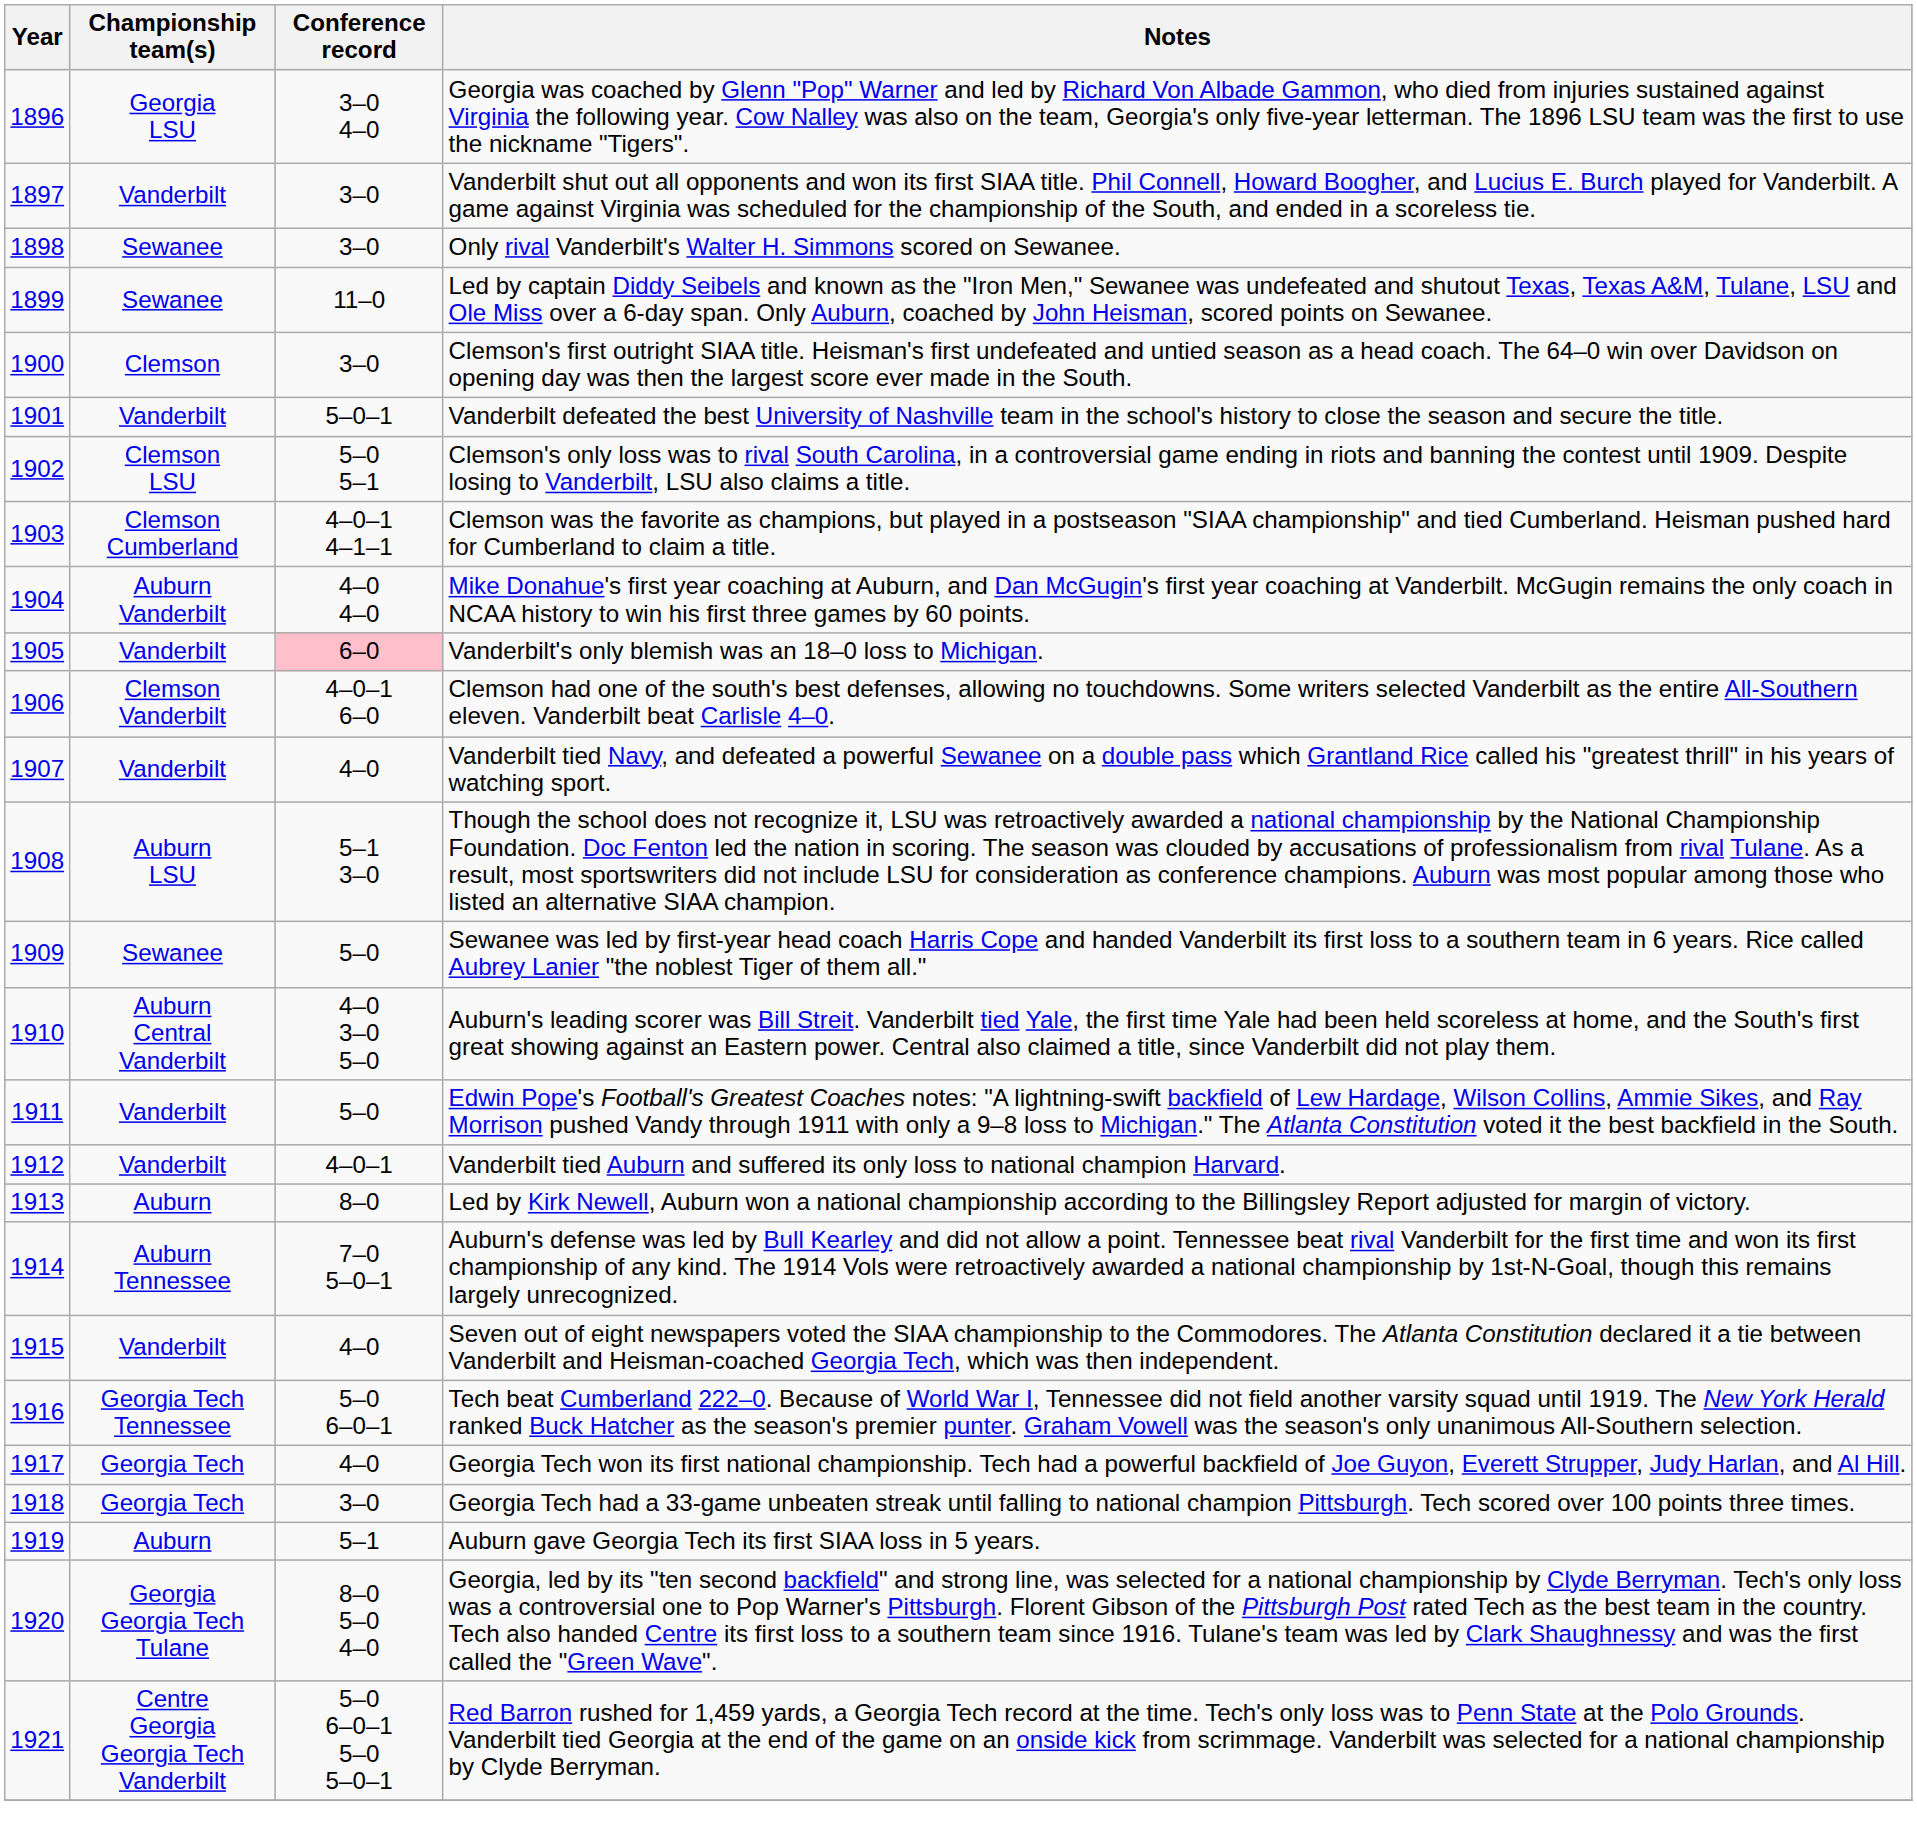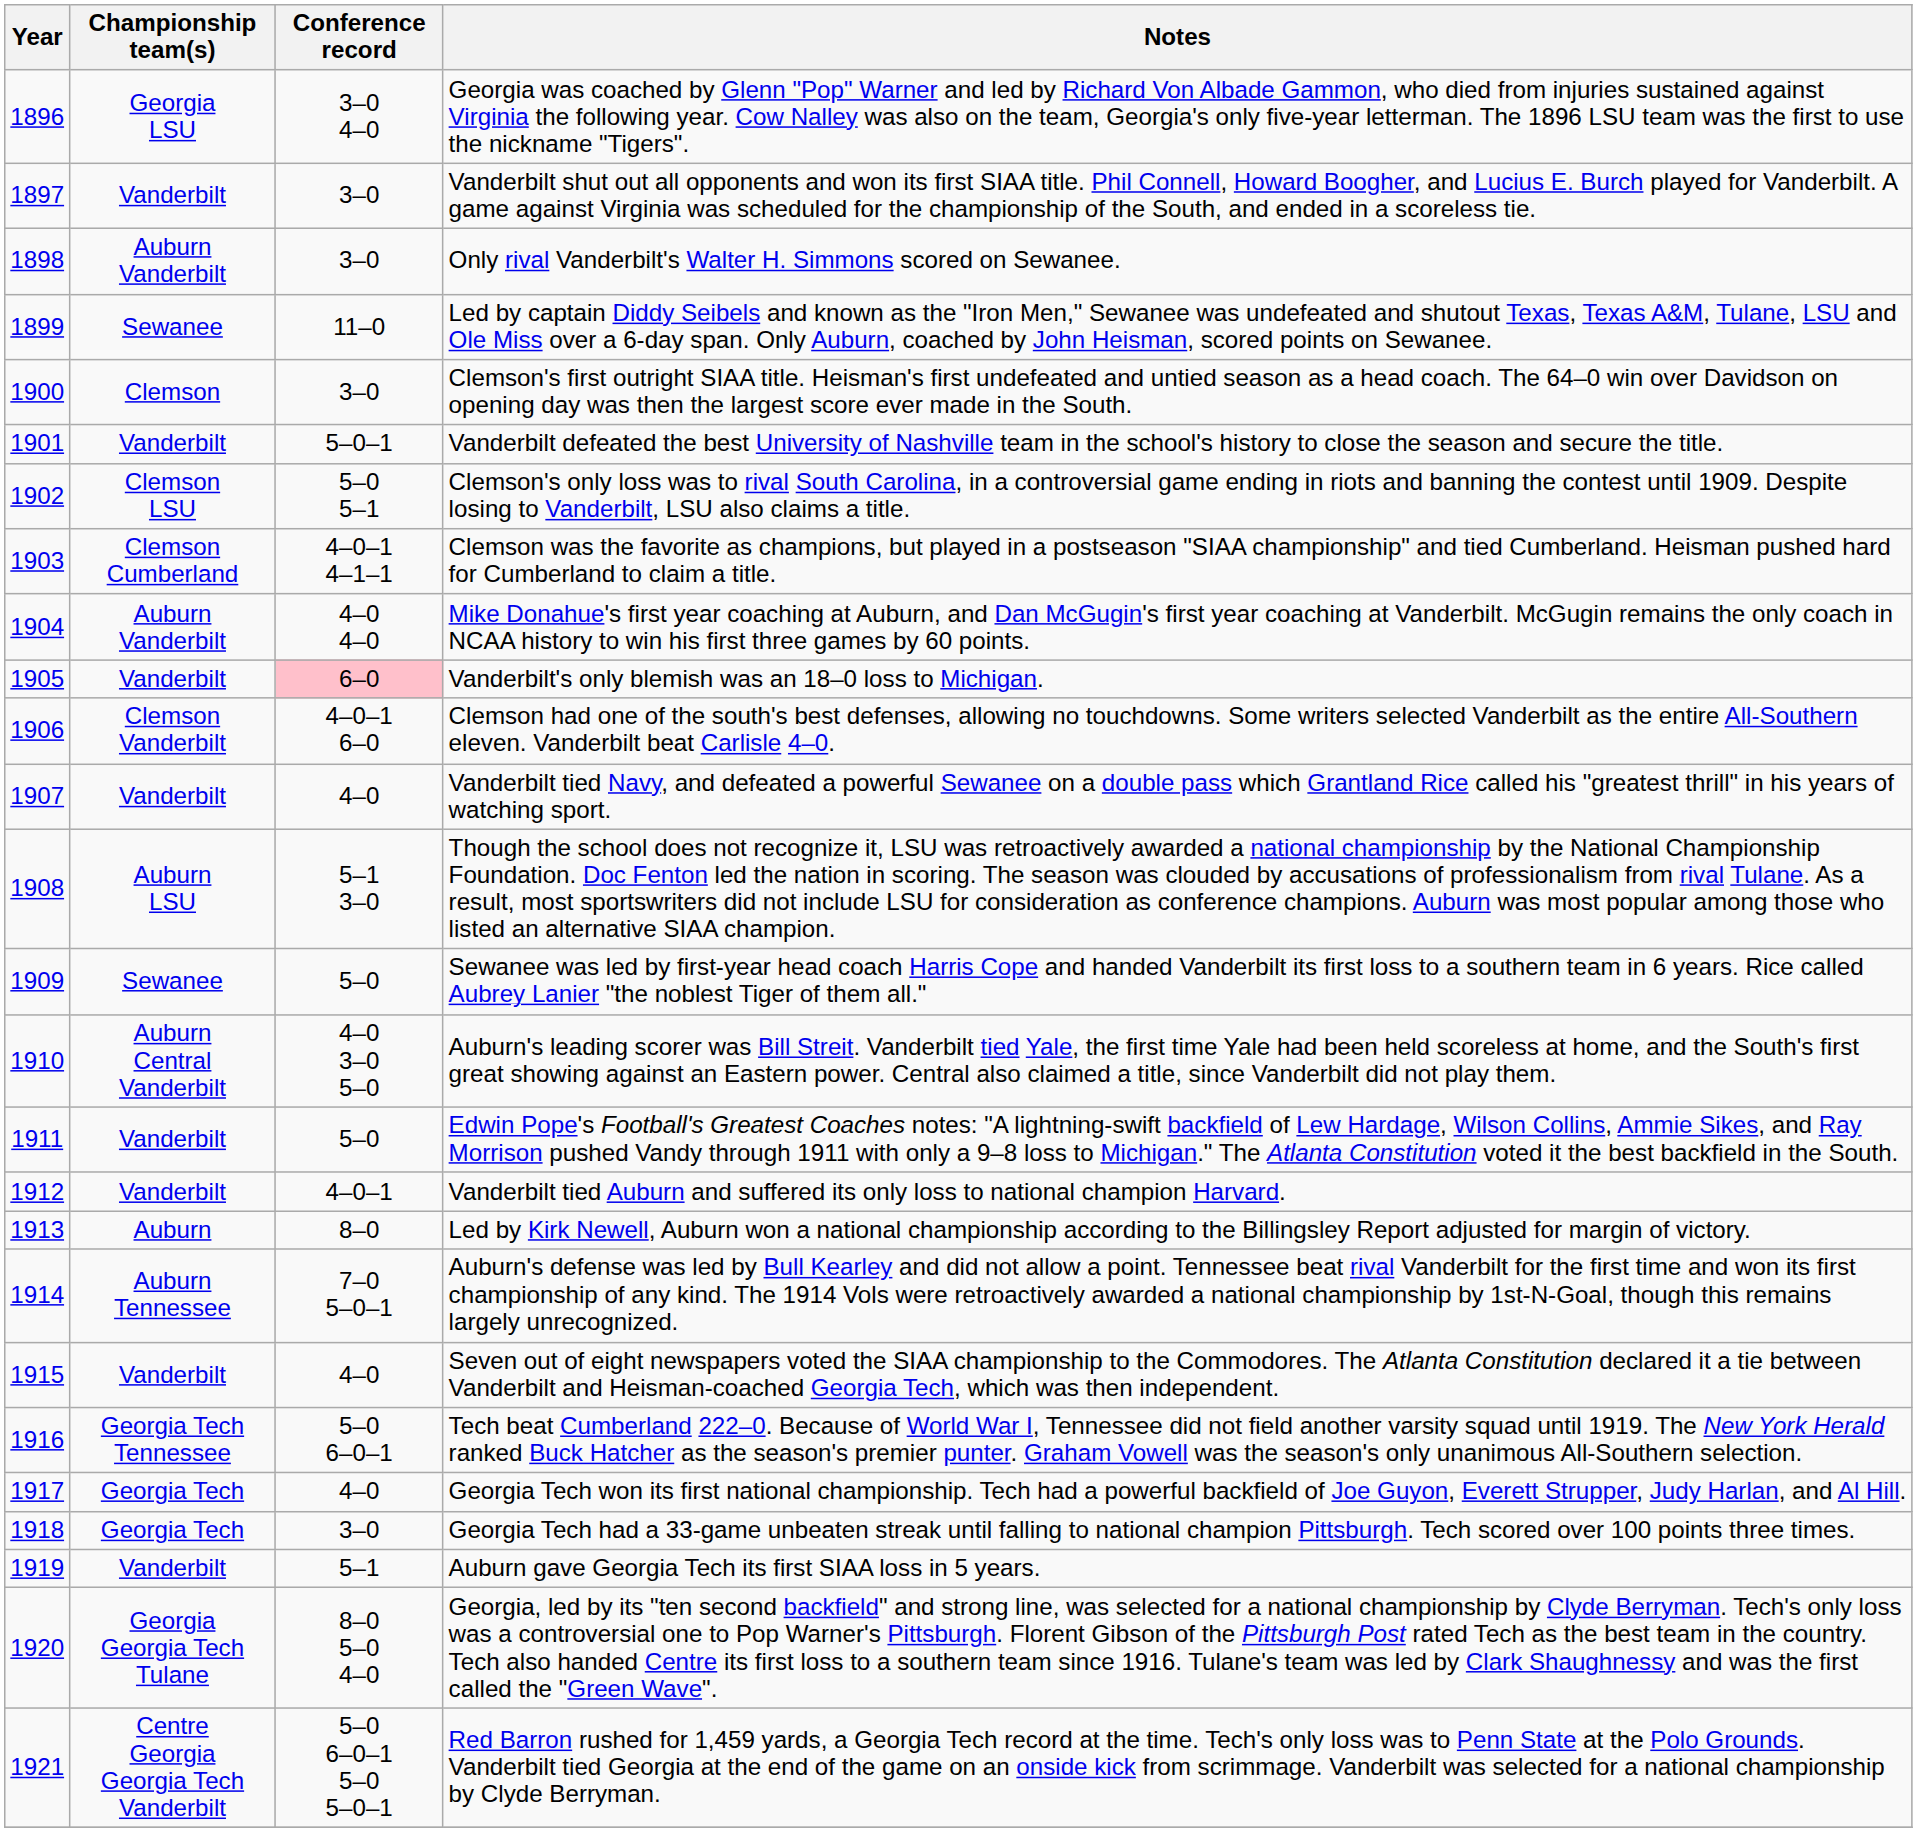(172, 247) Sewanee -> (172, 260) Auburn Vanderbilt
(172, 1541) Auburn -> (172, 1568) Vanderbilt
